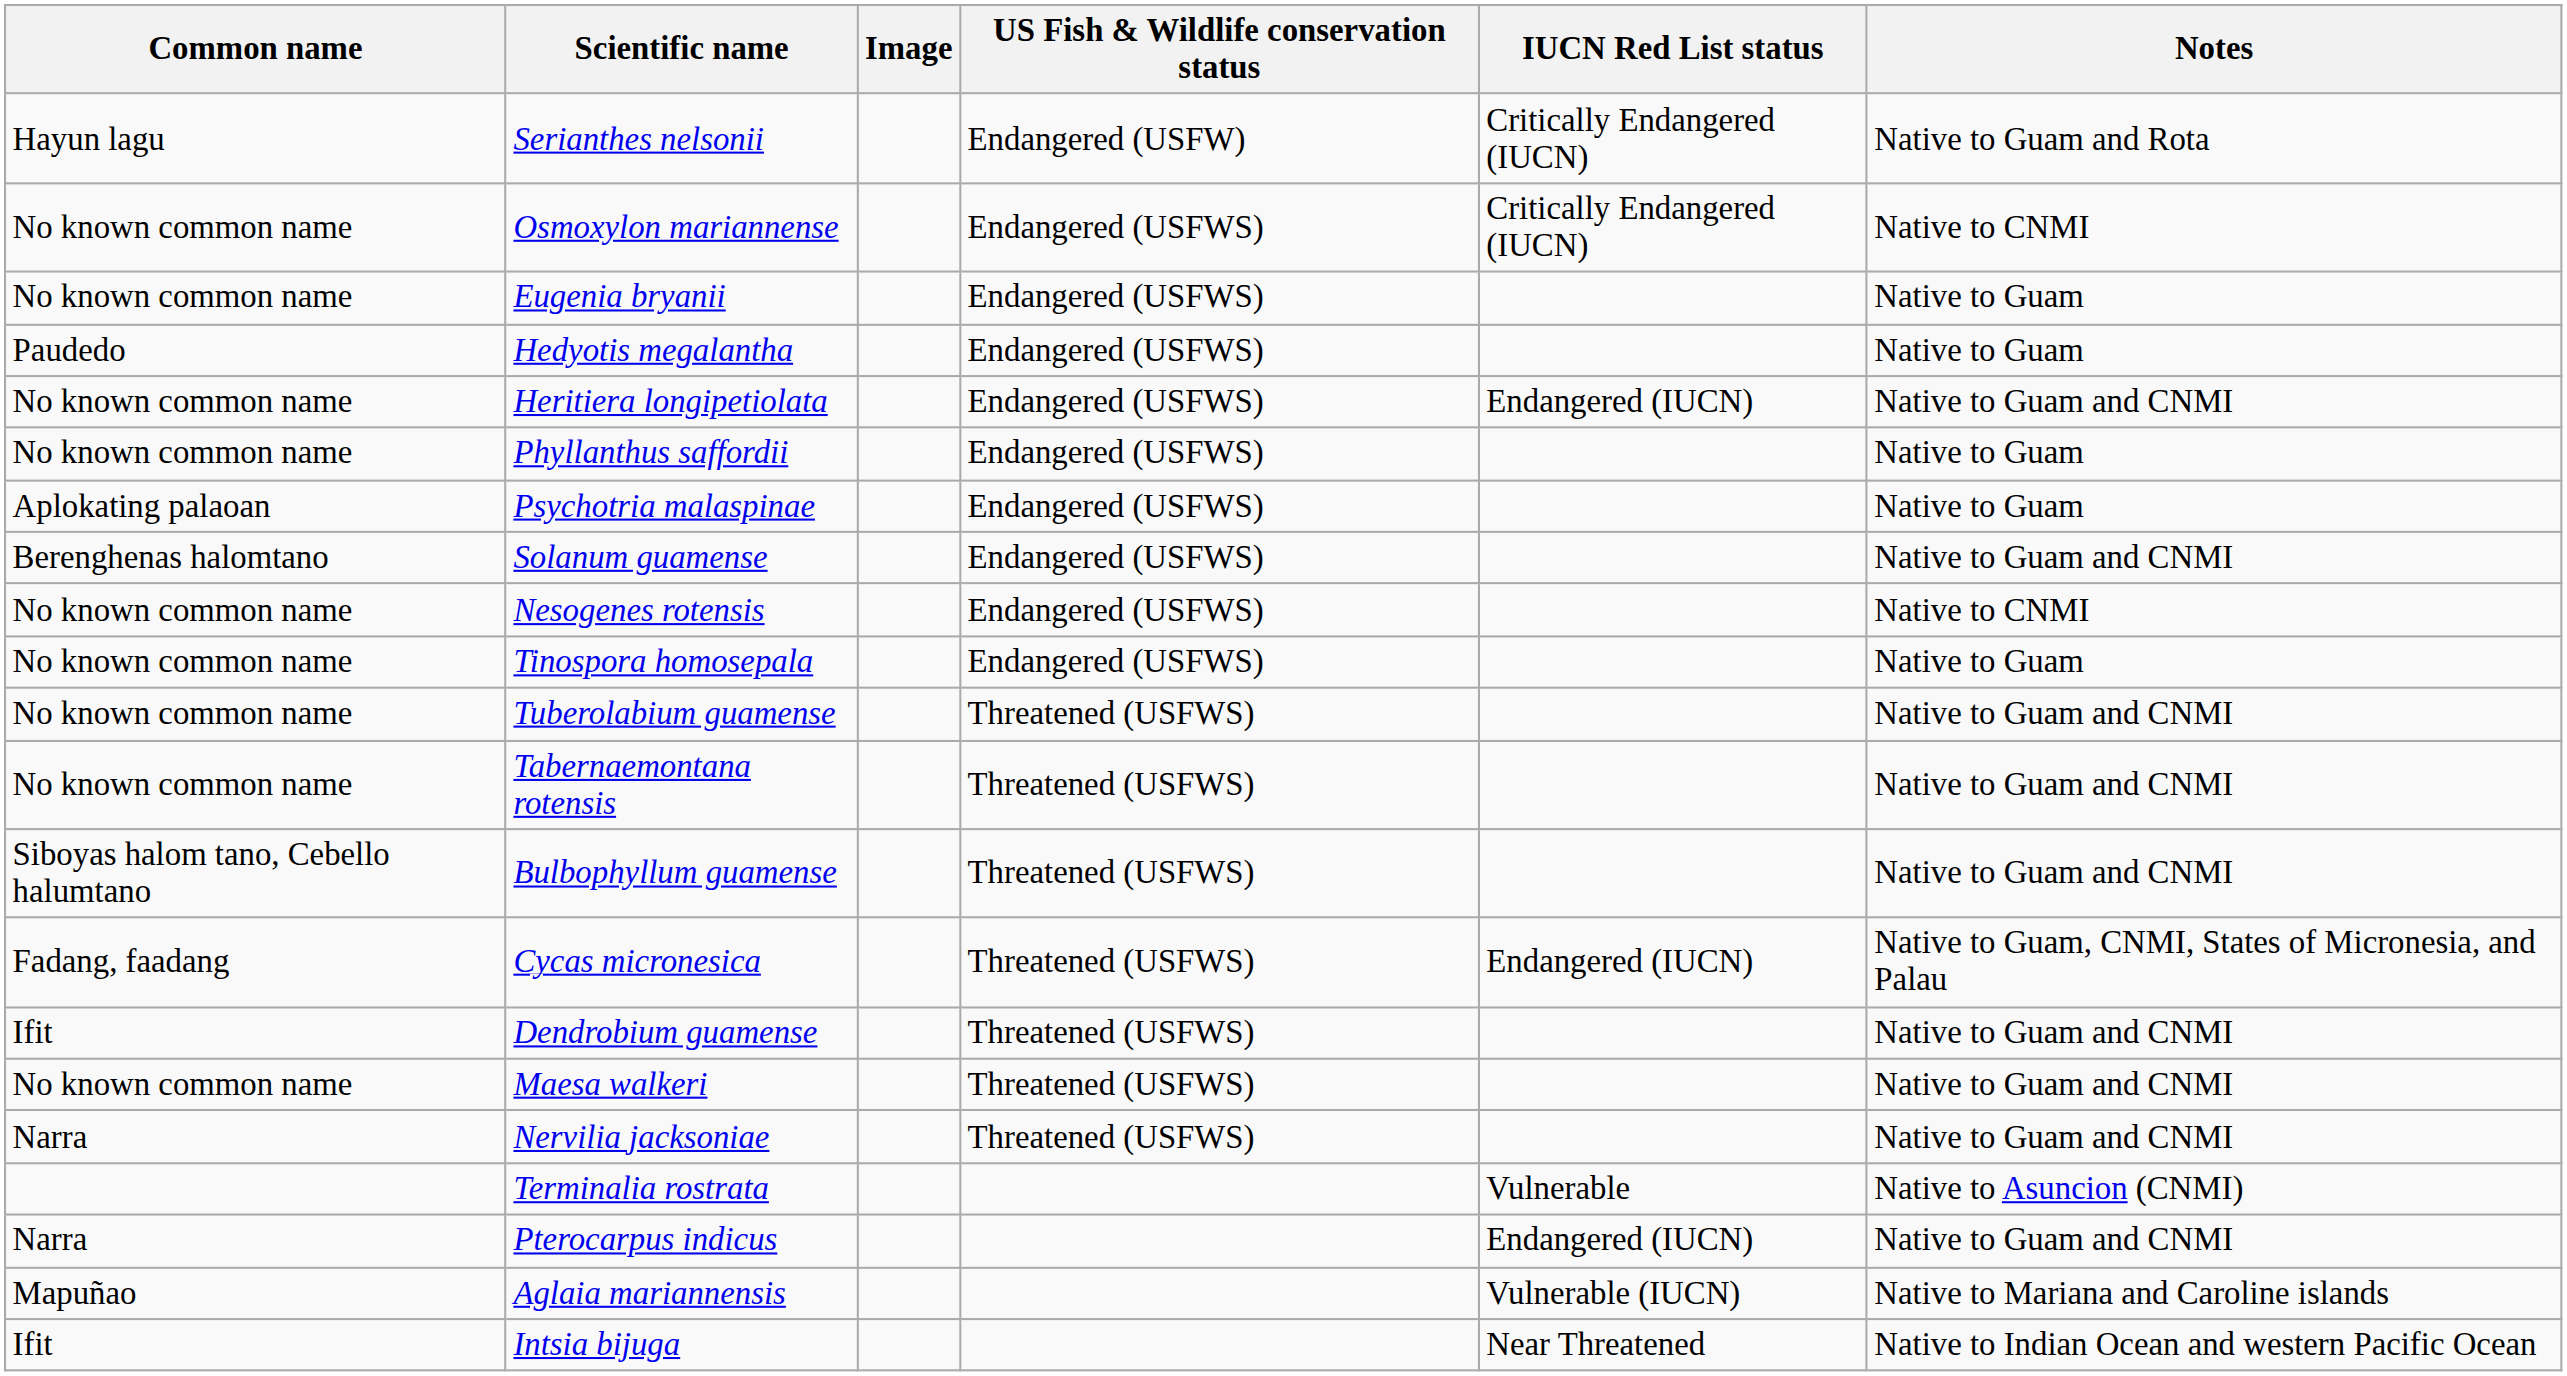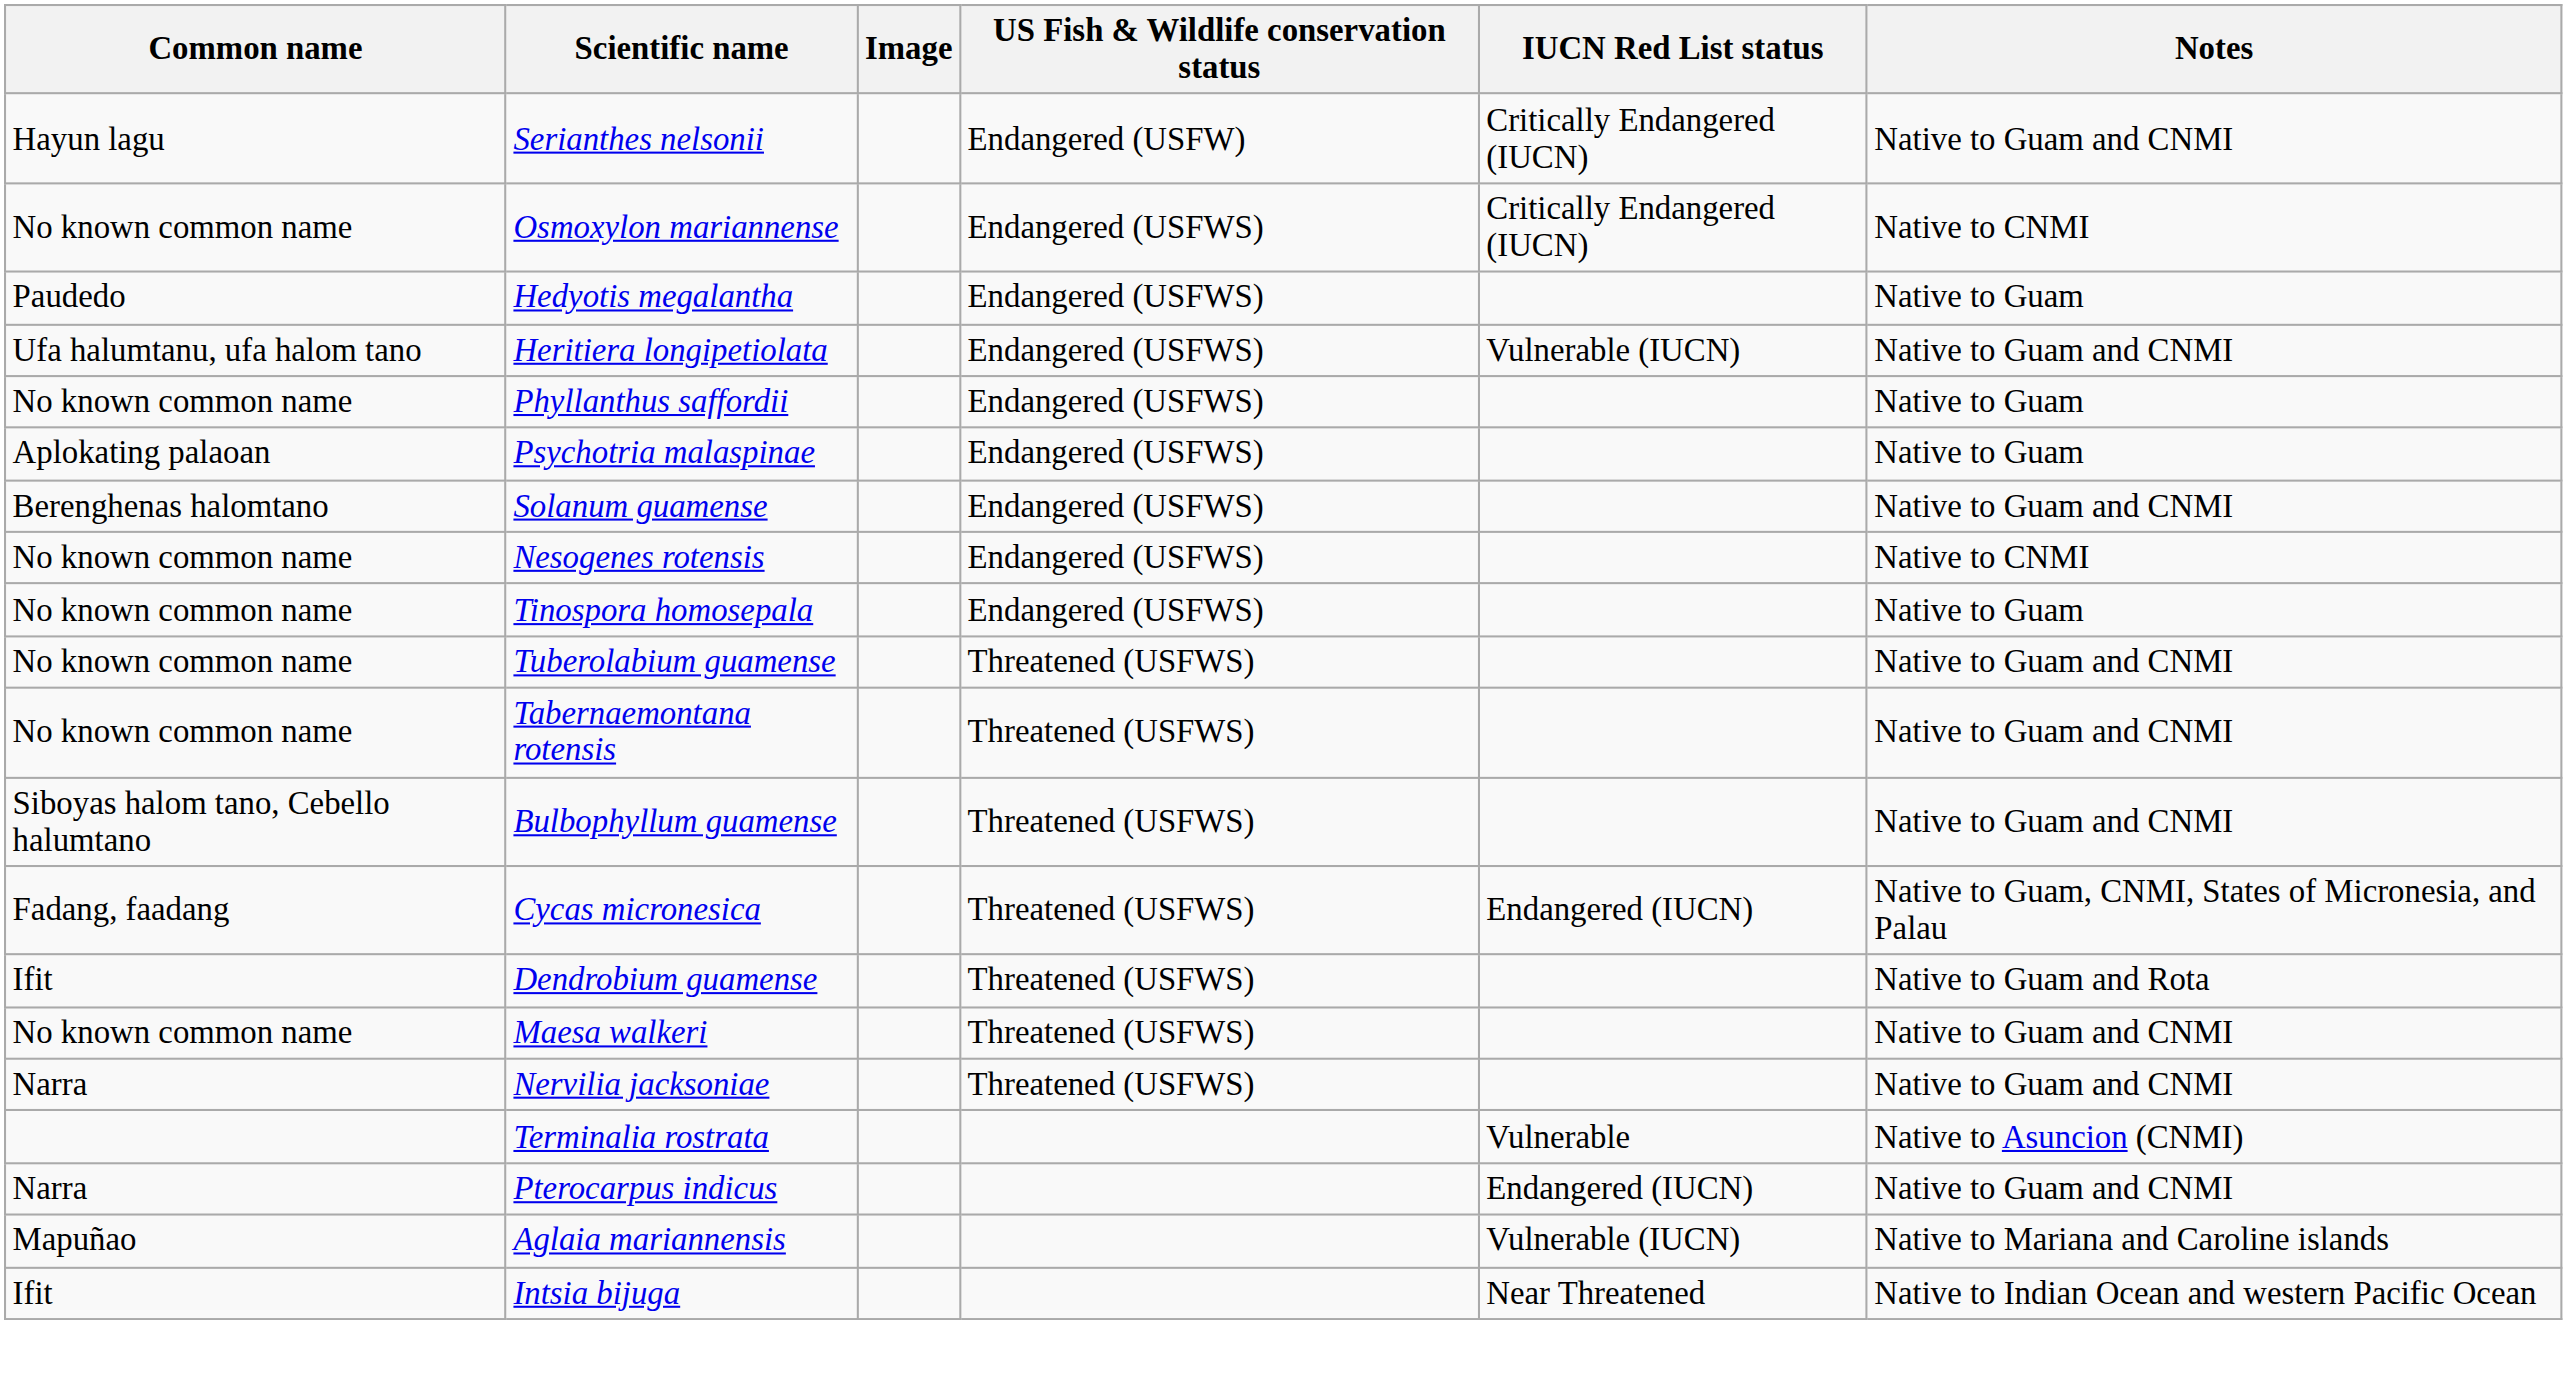(2042, 137) Native to Guam and Rota -> (2054, 137) Native to Guam and CNMI
- row: (620, 297)
(182, 401) No known common name -> (217, 349) Ufa halumtanu, ufa halom tano
(1620, 401) Endangered (IUCN) -> (1613, 349) Vulnerable (IUCN)
(2054, 1032) Native to Guam and CNMI -> (2042, 980) Native to Guam and Rota
